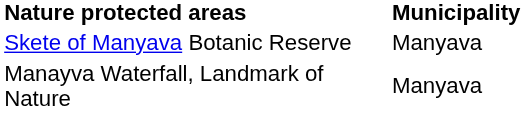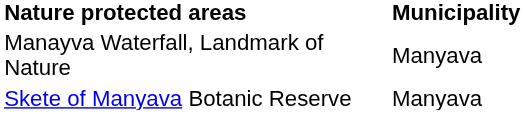rows swapped: (178, 43) <-> (164, 86)
